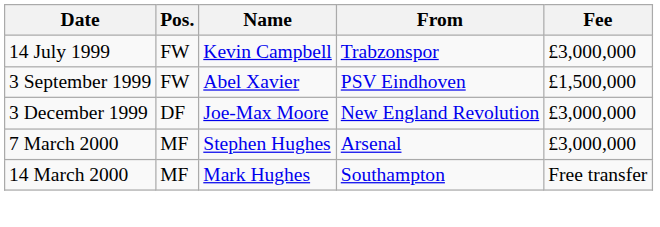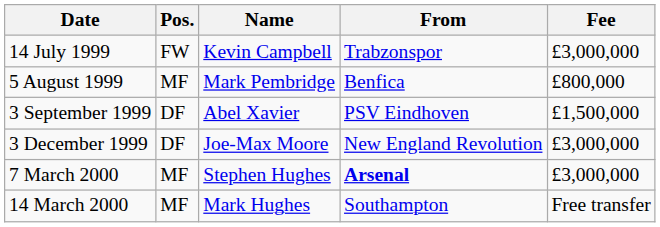+ row: (66, 81)
(175, 81) FW -> (173, 112) DF
(371, 143) normal -> (377, 174) bold
